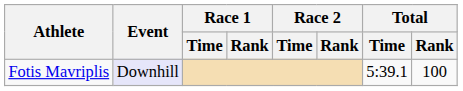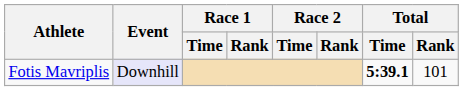(387, 72) normal -> (387, 72) bold
(435, 72) 100 -> (435, 72) 101
